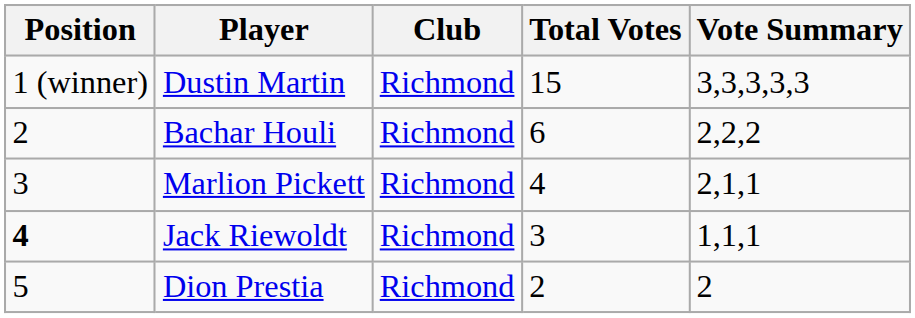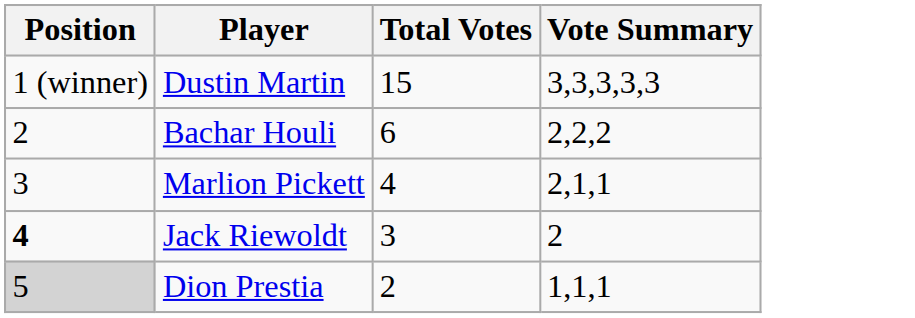- column: (447, 30)
(729, 235) 1,1,1 -> (555, 235) 2
(21, 286) no background -> (21, 286) lightgrey background
(705, 286) 2 -> (579, 286) 1,1,1
